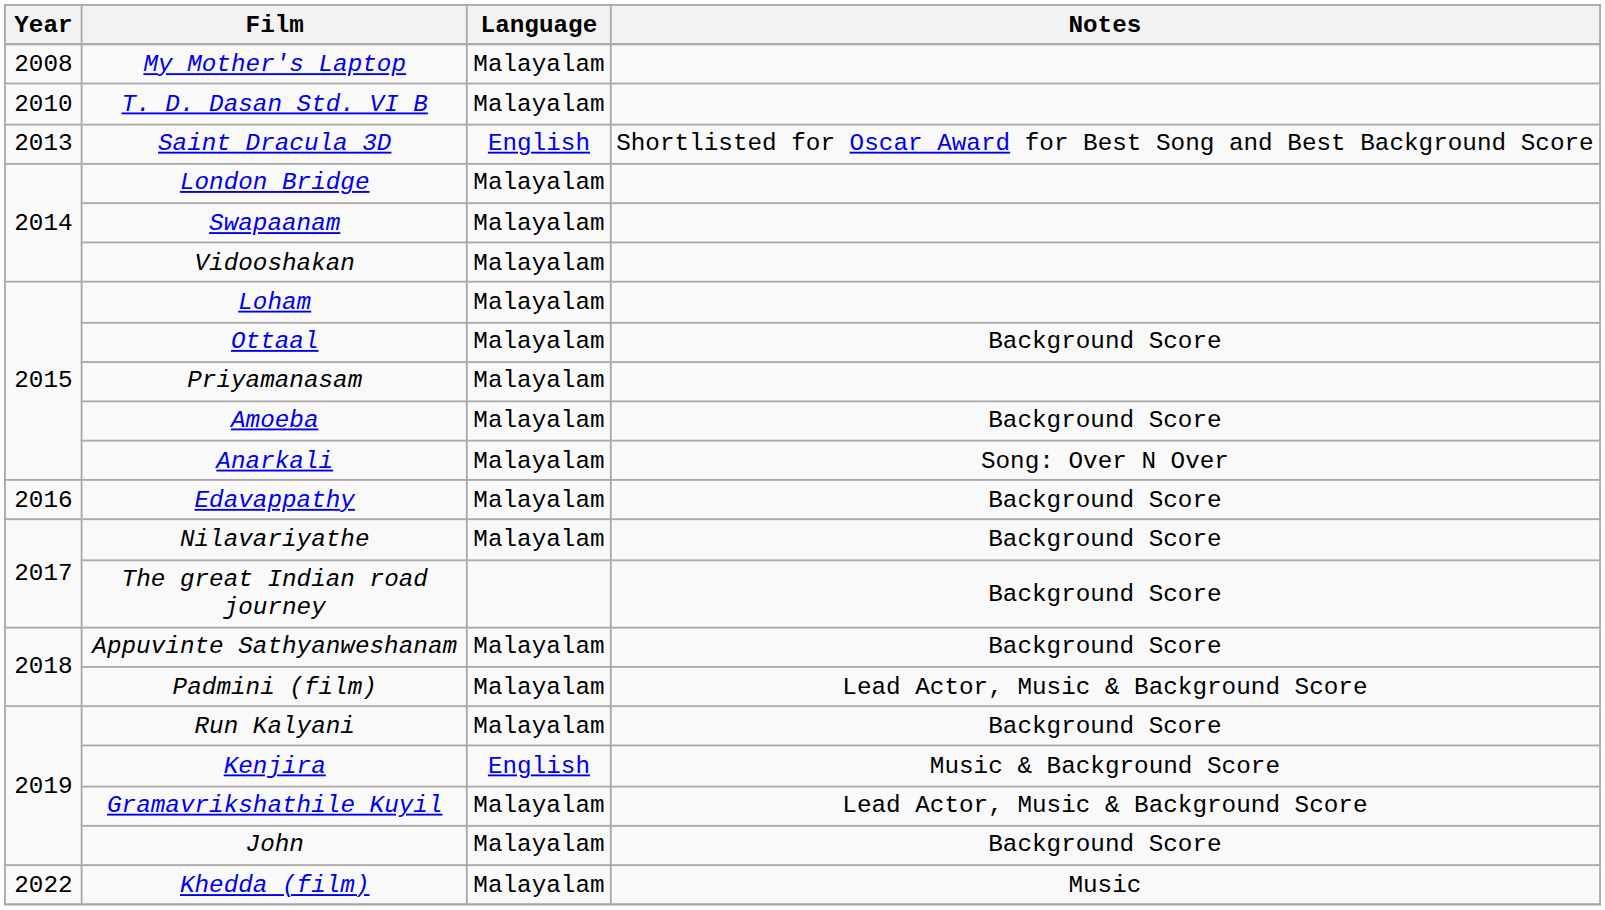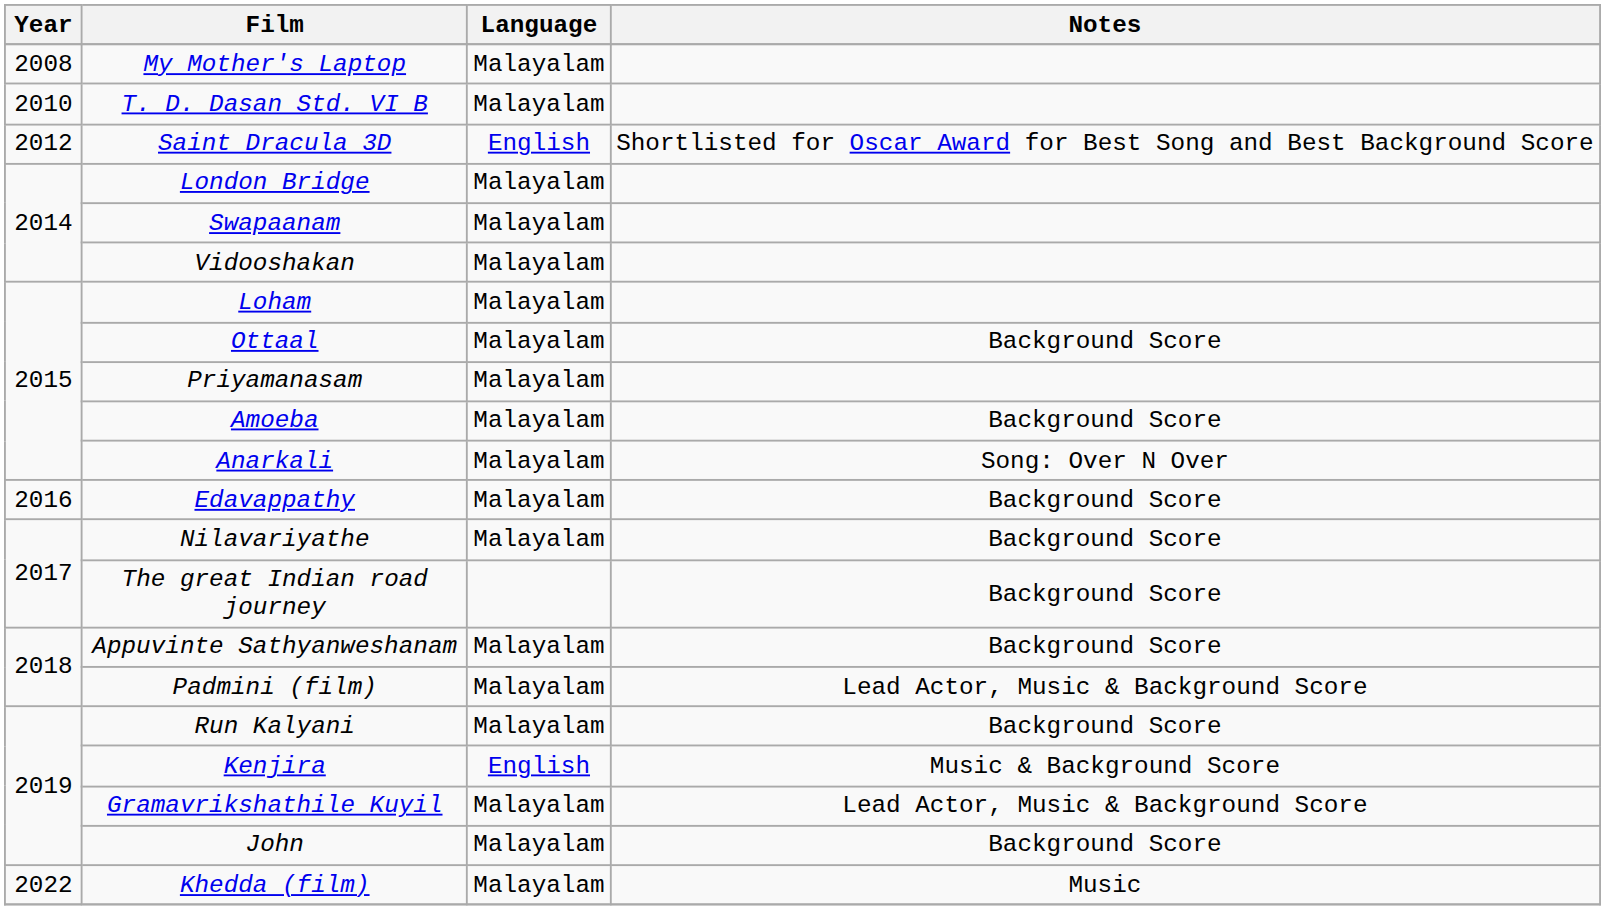(43, 144) 2013 -> (43, 144) 2012
